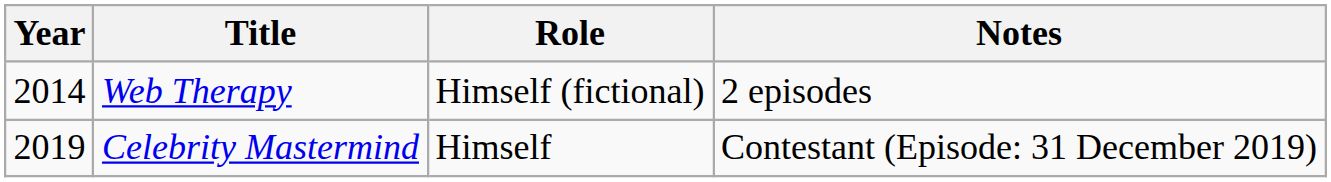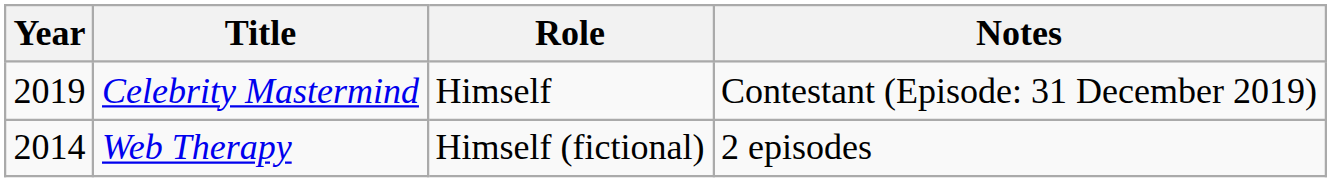rows swapped: (197, 90) <-> (260, 147)
